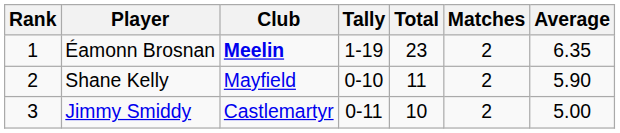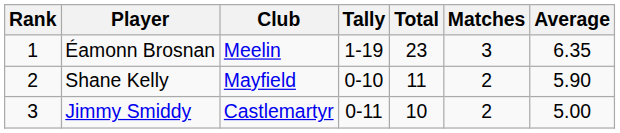(254, 50) bold -> (252, 50) normal
(487, 50) 2 -> (487, 50) 3
